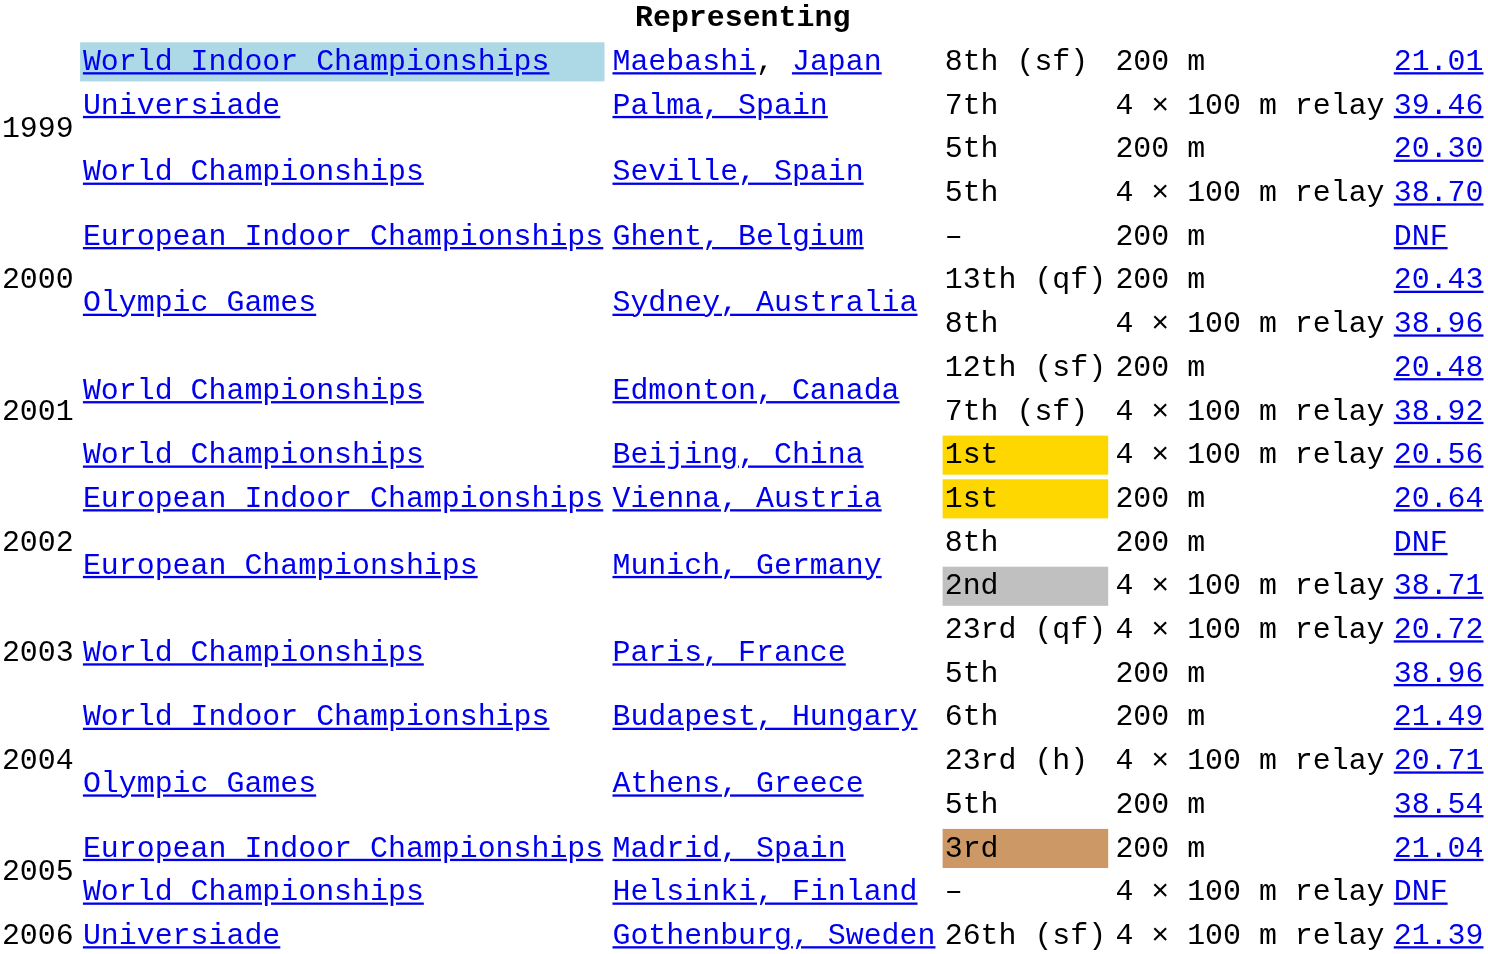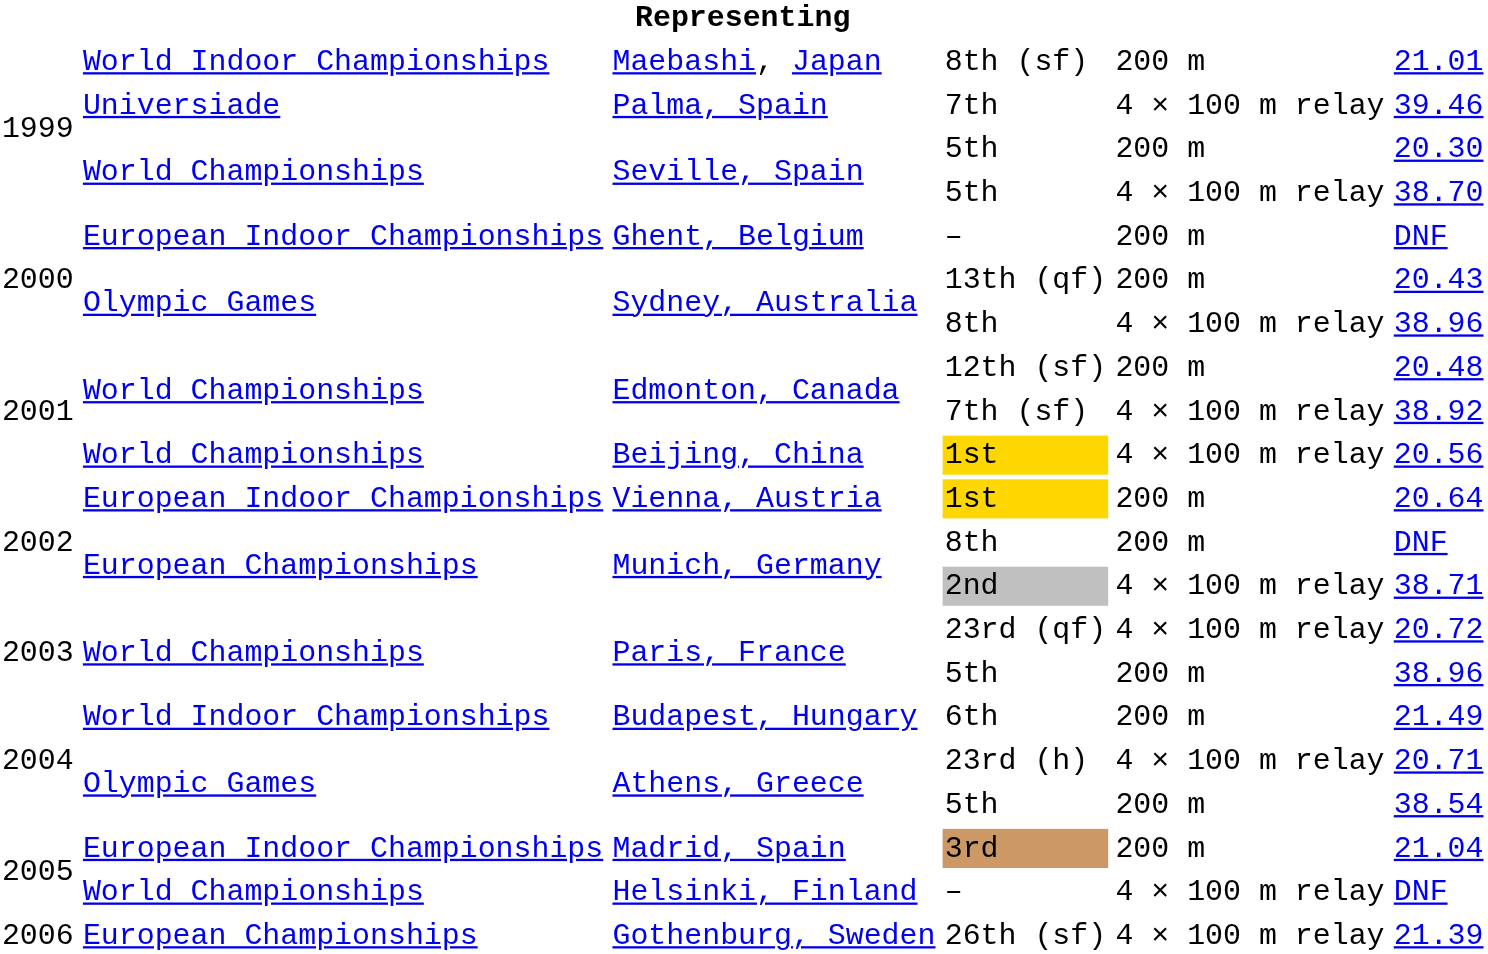(316, 62) lightblue background -> (316, 62) no background
(182, 936) Universiade -> (280, 936) European Championships
